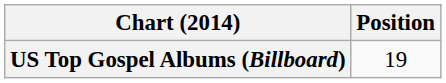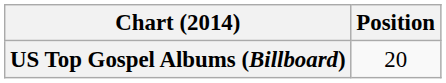(396, 58) 19 -> (396, 58) 20
